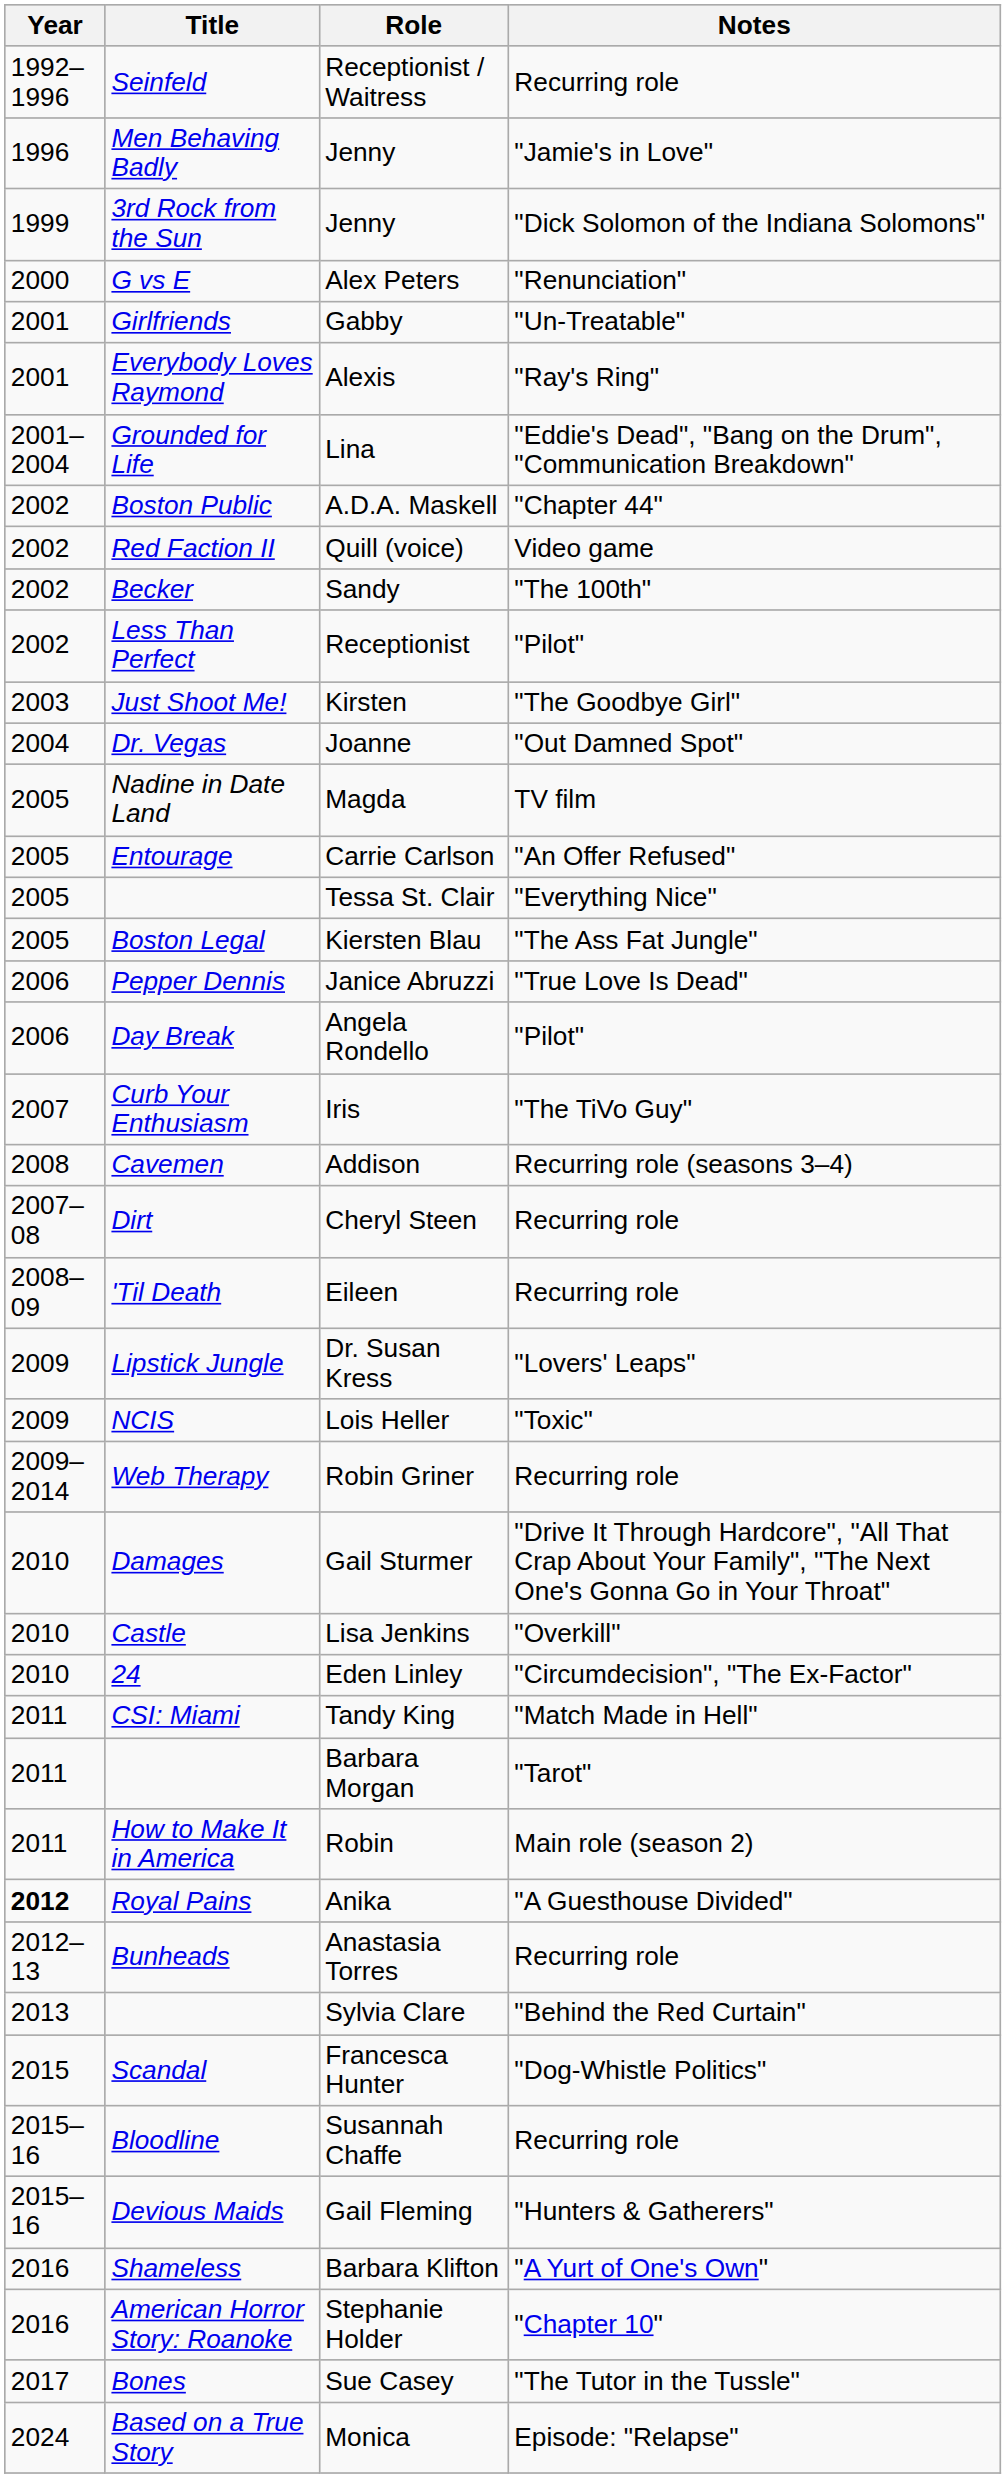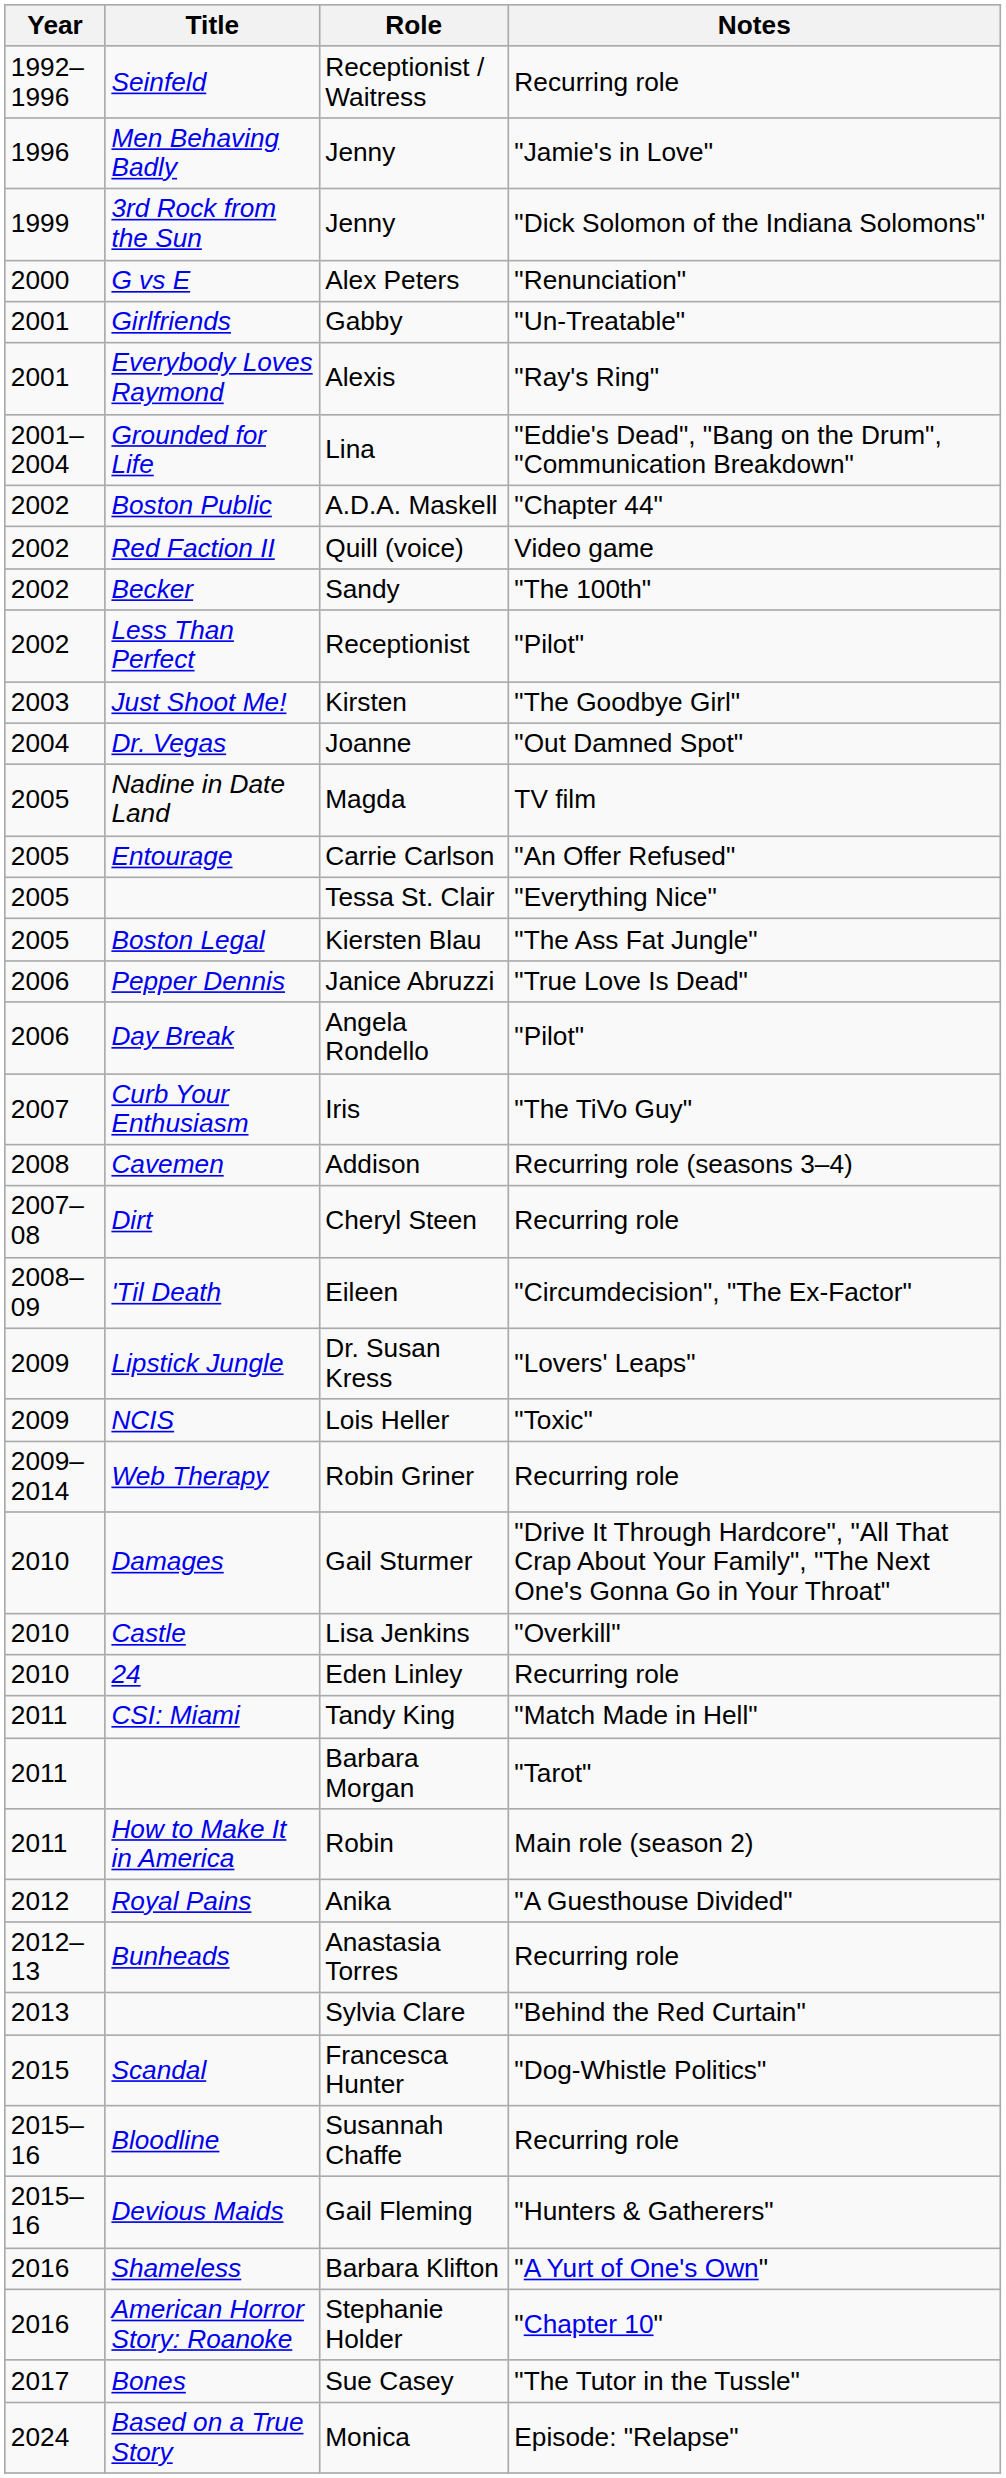(597, 1292) Recurring role -> (713, 1292) "Circumdecision", "The Ex-Factor"
(713, 1674) "Circumdecision", "The Ex-Factor" -> (597, 1674) Recurring role
(40, 1900) bold -> (40, 1900) normal
